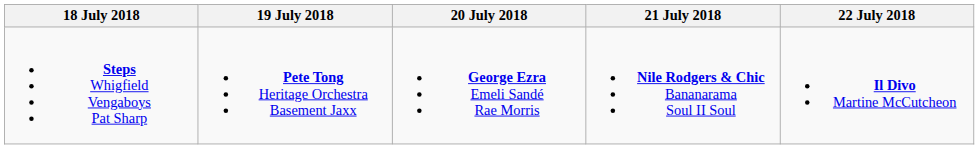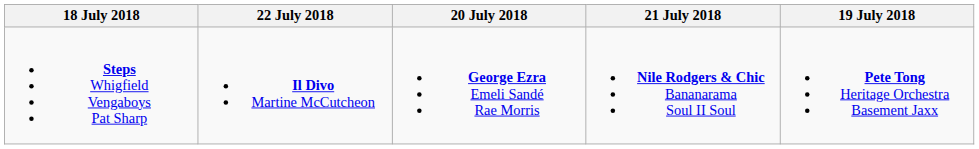columns swapped: (295, 15) <-> (877, 15)
